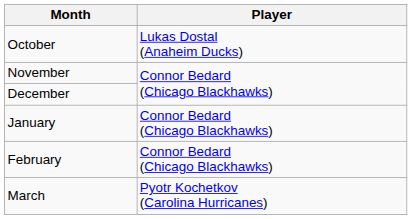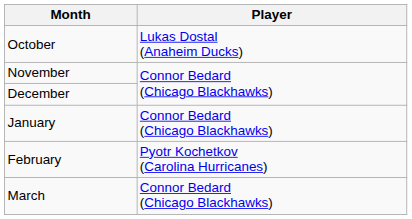(206, 159) Connor Bedard (Chicago Blackhawks) -> (204, 159) Pyotr Kochetkov (Carolina Hurricanes)
(204, 195) Pyotr Kochetkov (Carolina Hurricanes) -> (206, 195) Connor Bedard (Chicago Blackhawks)
